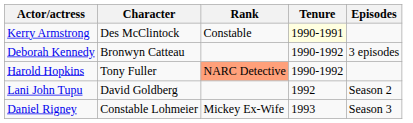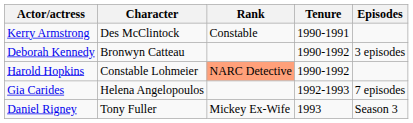(317, 33) lightyellow background -> (323, 33) no background
(128, 71) Tony Fuller -> (149, 71) Constable Lohmeier
+ row: (36, 90)
- row: (45, 90)
(149, 109) Constable Lohmeier -> (128, 109) Tony Fuller
